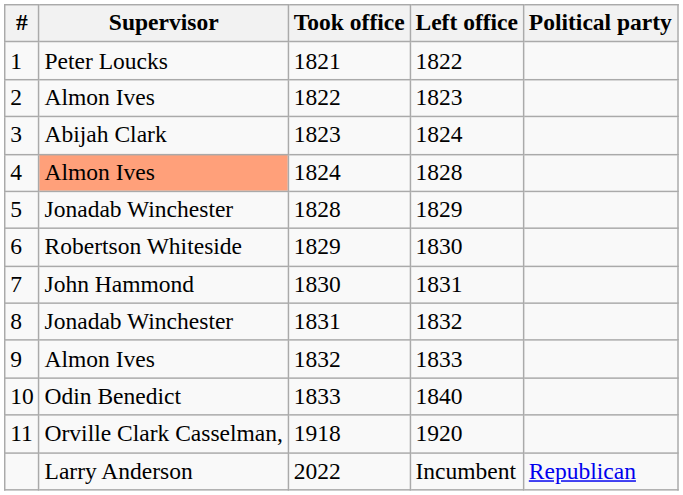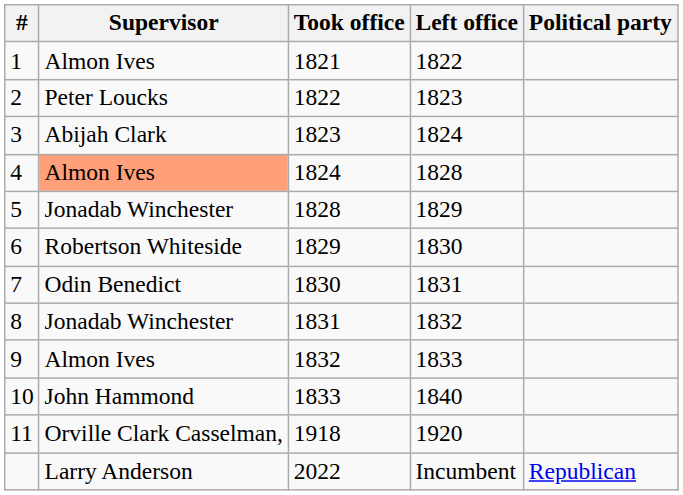(106, 60) Peter Loucks -> (100, 60) Almon Ives
(100, 97) Almon Ives -> (106, 97) Peter Loucks
(119, 284) John Hammond -> (113, 284) Odin Benedict
(113, 396) Odin Benedict -> (119, 396) John Hammond
